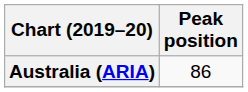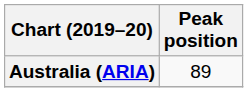(201, 71) 86 -> (201, 71) 89
